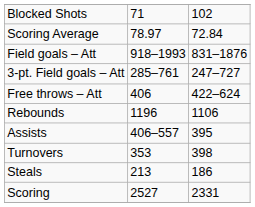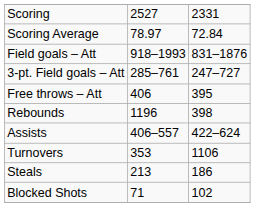rows swapped: (28, 192) <-> (47, 14)
(216, 93) 422–624 -> (202, 93) 395
(205, 113) 1106 -> (202, 113) 398
(202, 133) 395 -> (216, 133) 422–624
(202, 152) 398 -> (205, 152) 1106
